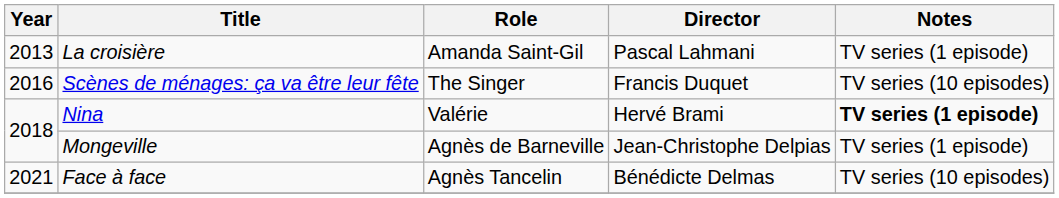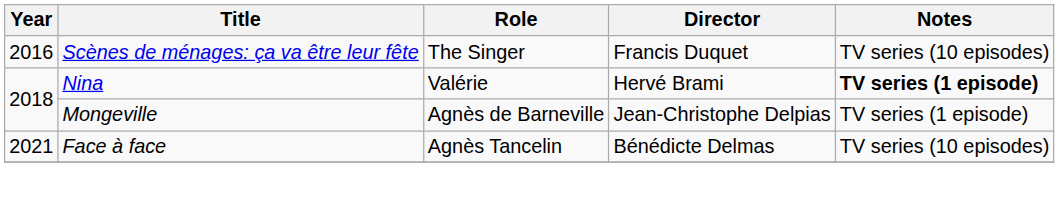- row: (114, 51)
